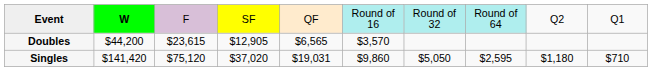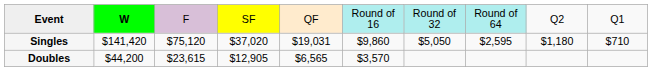rows swapped: (49, 59) <-> (49, 42)
